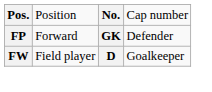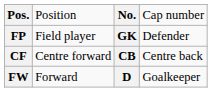(56, 35) Forward -> (65, 35) Field player
+ row: (18, 56)
(65, 56) Field player -> (56, 77) Forward
